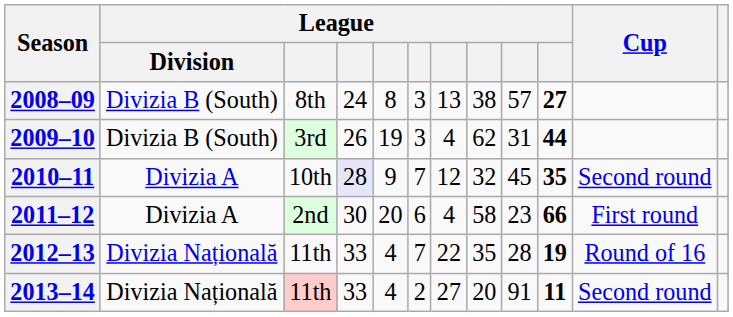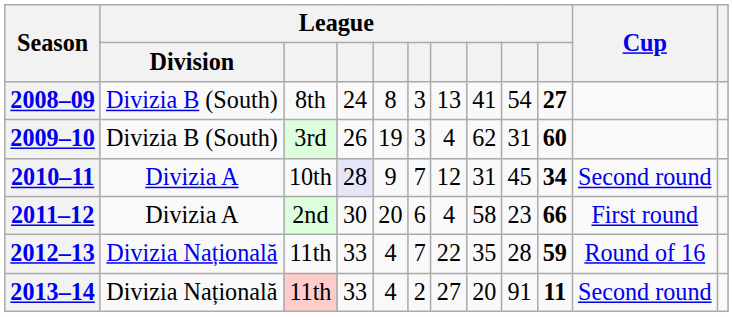(484, 100) 38 -> (484, 100) 41
(520, 100) 57 -> (520, 100) 54
(555, 138) 44 -> (555, 138) 60
(484, 176) 32 -> (484, 176) 31
(555, 176) 35 -> (555, 176) 34
(555, 253) 19 -> (555, 253) 59
